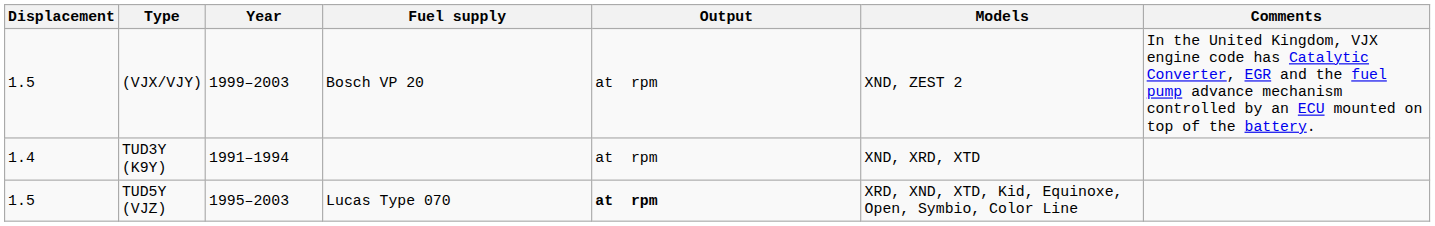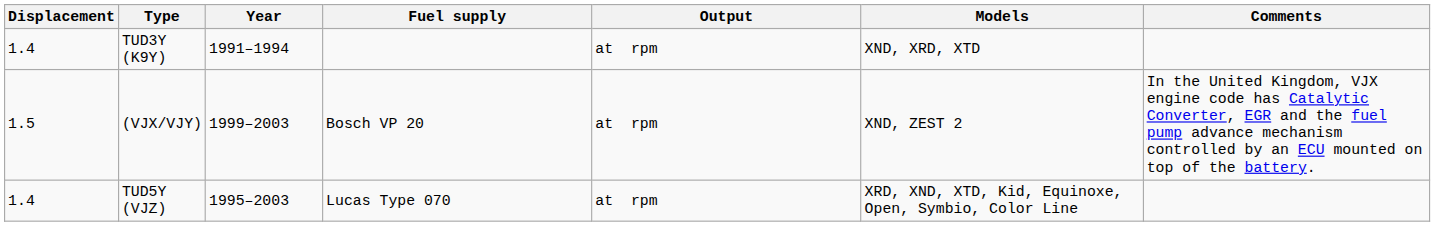rows swapped: (144, 159) <-> (162, 84)
(21, 200) 1.5 -> (21, 200) 1.4
(626, 200) bold -> (626, 200) normal
